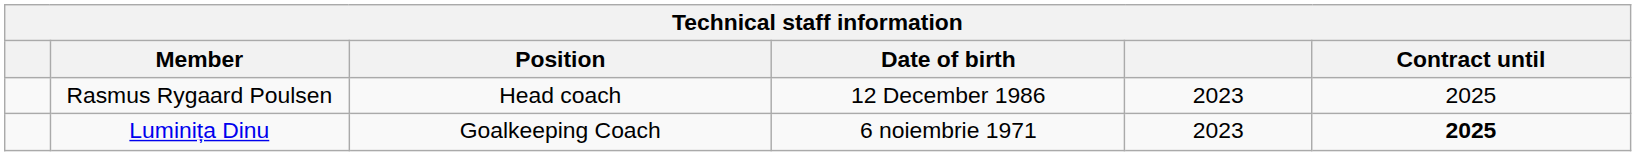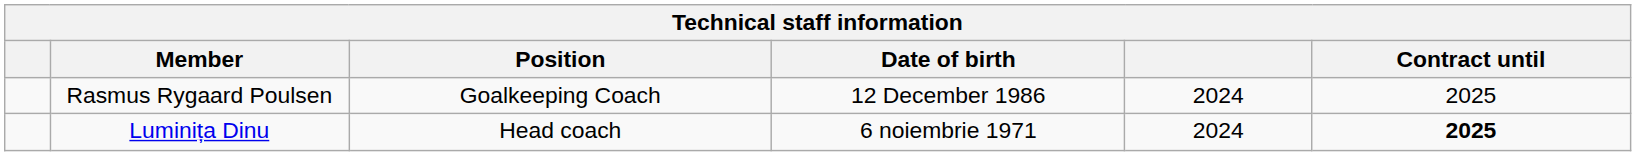(560, 95) Head coach -> (560, 95) Goalkeeping Coach
(1218, 95) 2023 -> (1218, 95) 2024
(560, 131) Goalkeeping Coach -> (560, 131) Head coach
(1218, 131) 2023 -> (1218, 131) 2024
